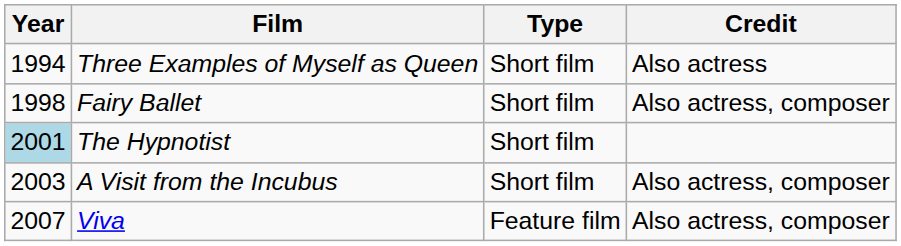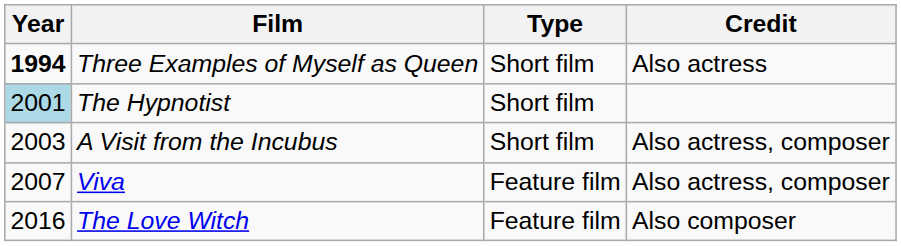(38, 63) normal -> (38, 63) bold
- row: (139, 102)
+ row: (163, 220)
